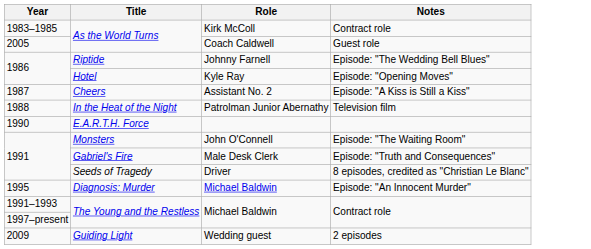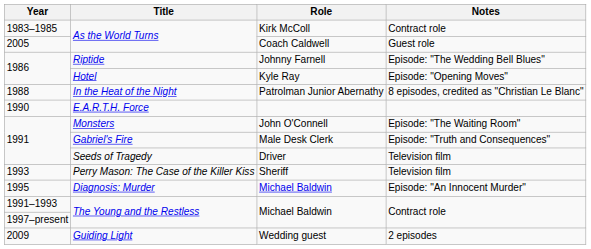- row: (18, 92)
(364, 108) Television film -> (486, 92) 8 episodes, credited as "Christian Le Blanc"
(431, 172) 8 episodes, credited as "Christian Le Blanc" -> (420, 156) Television film
+ row: (18, 172)
